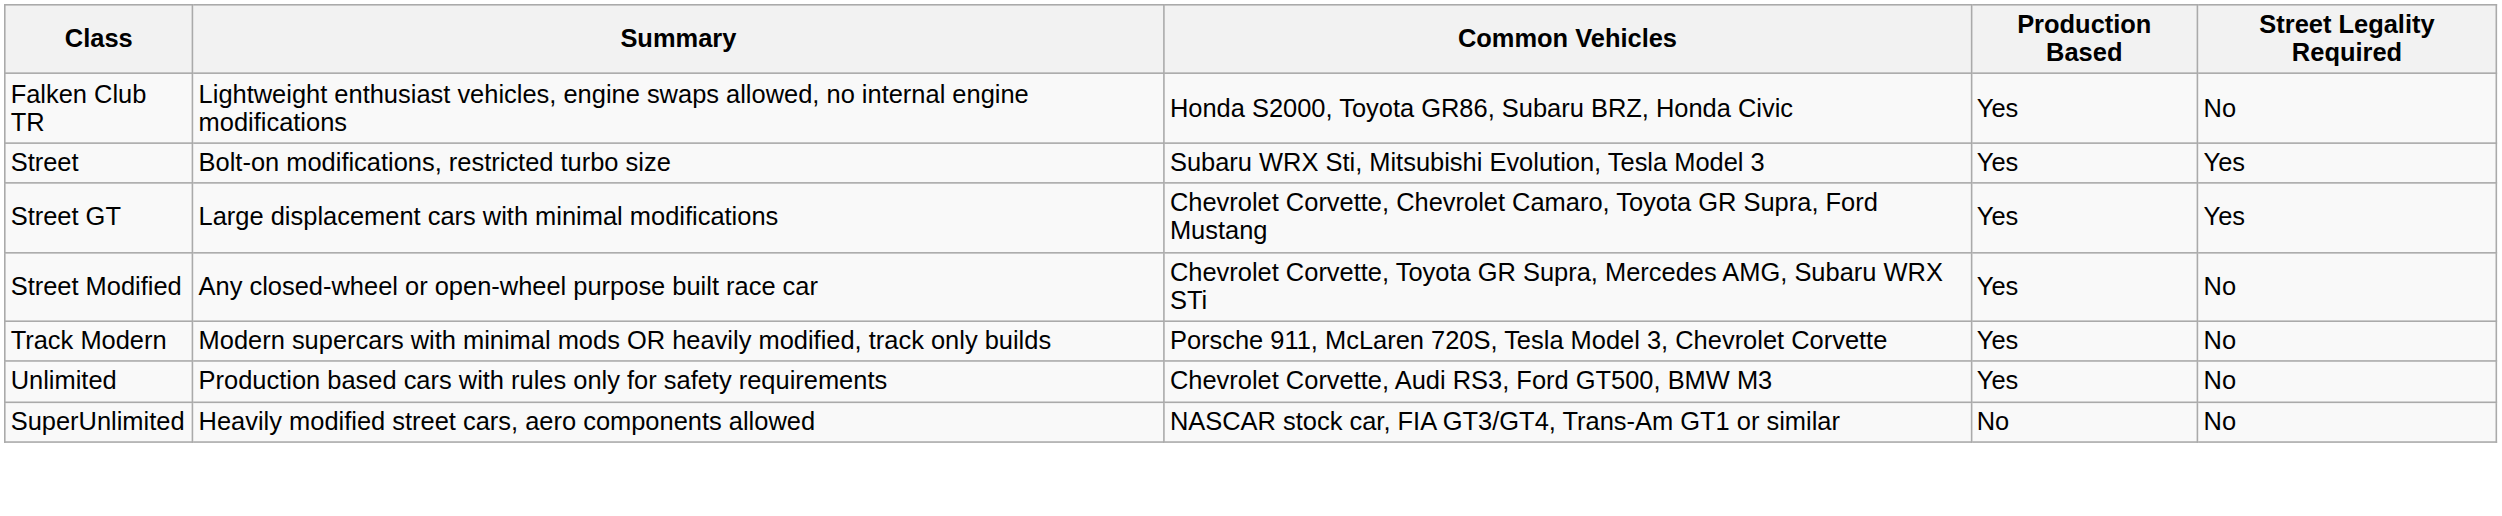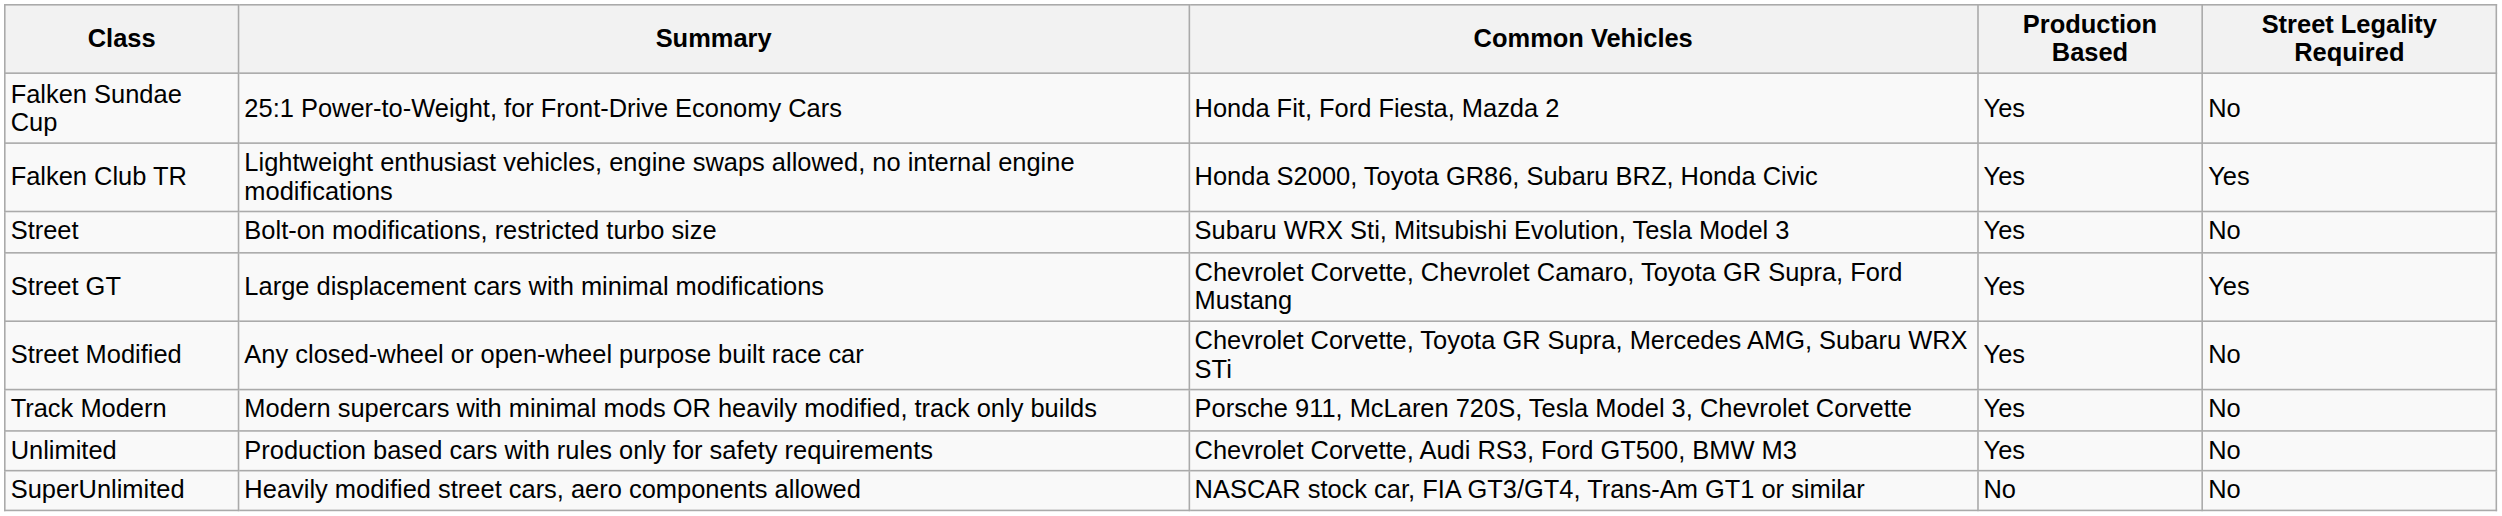+ row: (96, 107)
(2220, 107) No -> (2229, 176) Yes
(2224, 162) Yes -> (2224, 231) No
